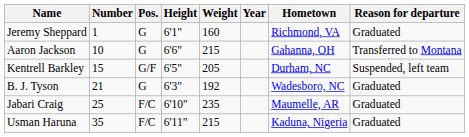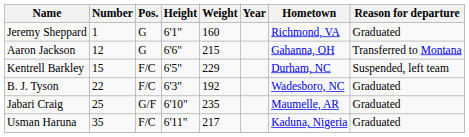(98, 50) 10 -> (98, 50) 12
(147, 68) G/F -> (147, 68) F/C
(211, 68) 205 -> (211, 68) 229
(98, 86) 21 -> (98, 86) 22
(142, 86) G -> (147, 86) F/C
(147, 104) F/C -> (147, 104) G/F
(211, 123) 215 -> (211, 123) 217
